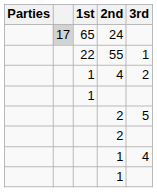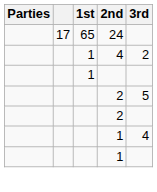(63, 34) lightgrey background -> (63, 34) no background
- row: (87, 55)
